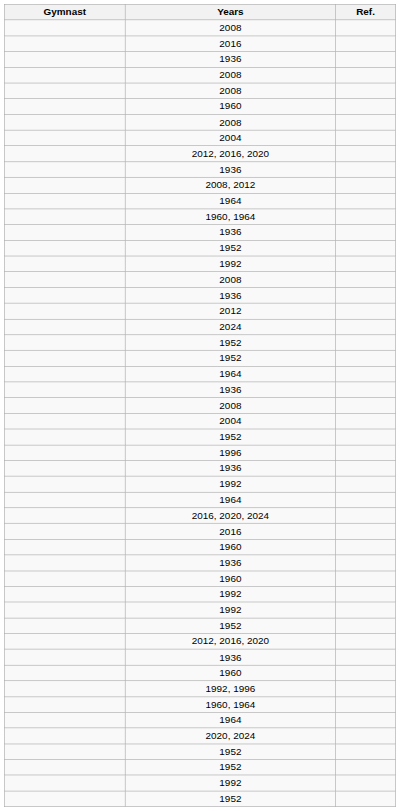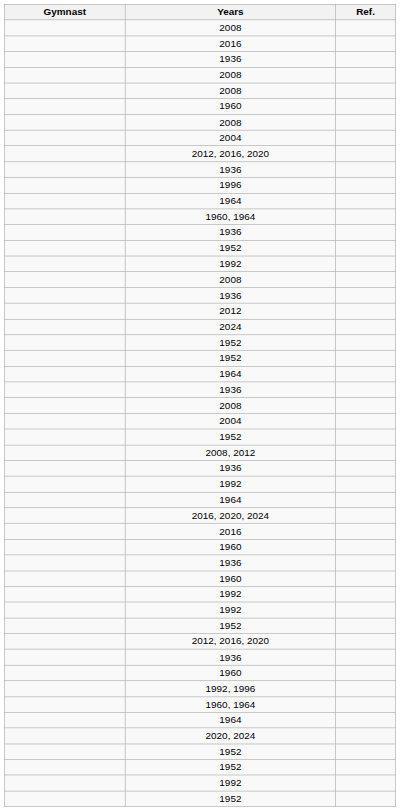rows swapped: (65, 185) <-> (65, 453)
